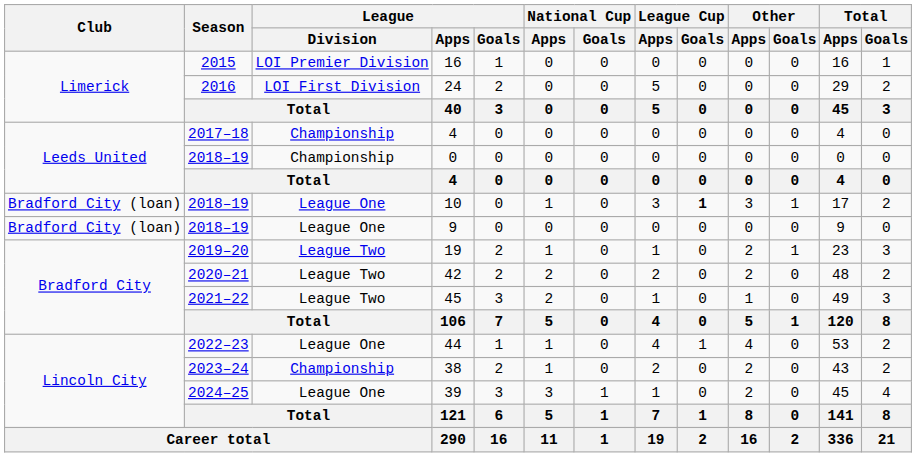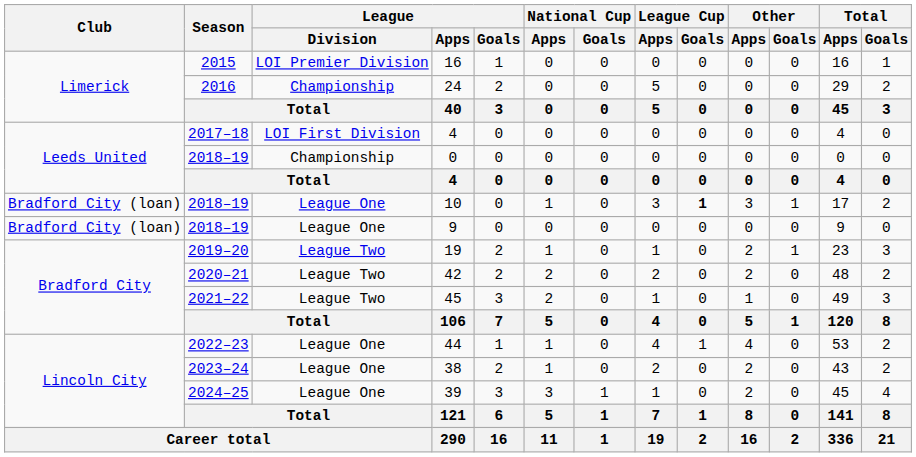(342, 87) LOI First Division -> (342, 87) Championship
(342, 134) Championship -> (342, 134) LOI First Division
(342, 369) Championship -> (342, 369) League One
